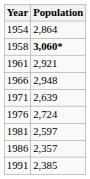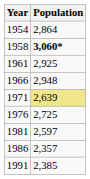(45, 64) 2,921 -> (45, 64) 2,925
(45, 98) no background -> (45, 98) khaki background
(45, 115) 2,724 -> (45, 115) 2,725
